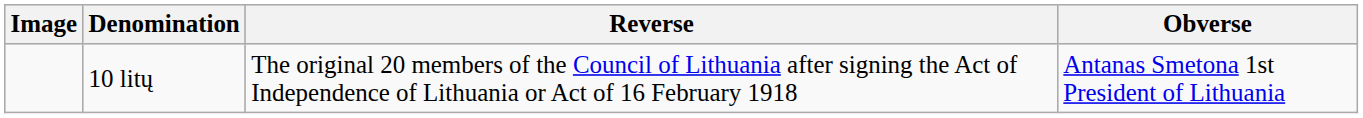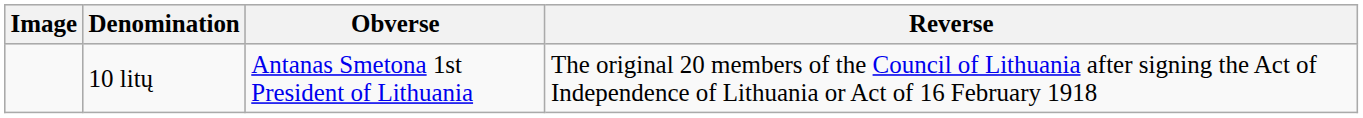columns swapped: (1207, 24) <-> (652, 24)
